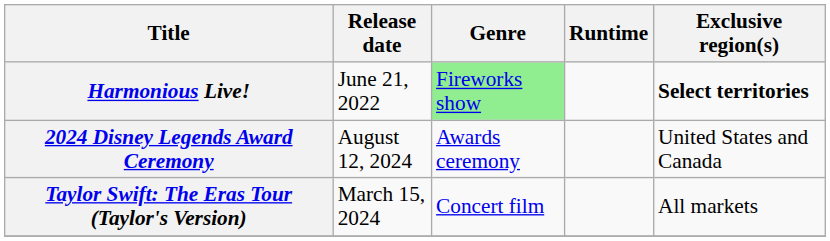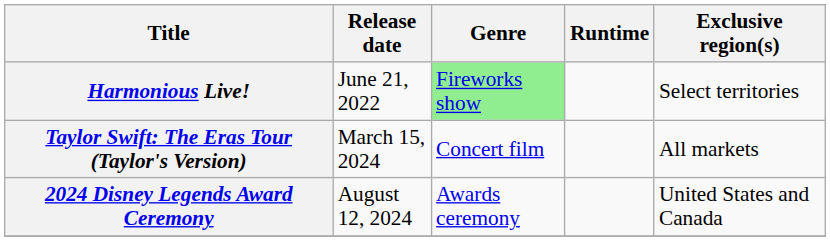(733, 91) bold -> (729, 91) normal
rows swapped: (169, 206) <-> (169, 148)
